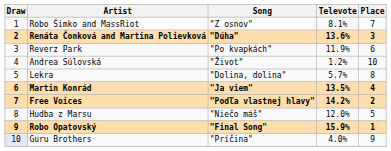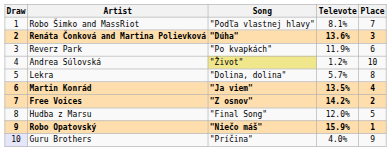(231, 24) "Z osnov" -> (262, 24) "Podľa vlastnej hlavy"
(227, 62) no background -> (227, 62) khaki background
(262, 101) "Podľa vlastnej hlavy" -> (231, 101) "Z osnov"
(236, 114) "Niečo máš" -> (238, 114) "Final Song"
(238, 127) "Final Song" -> (236, 127) "Niečo máš"
